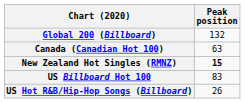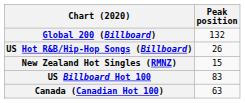rows swapped: (99, 49) <-> (99, 91)
(217, 63) bold -> (217, 63) normal
